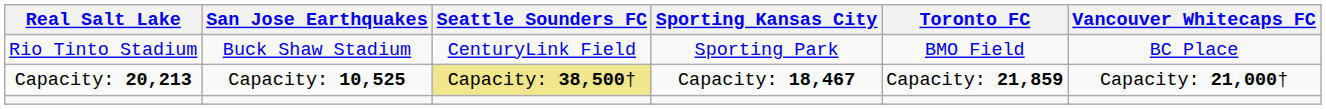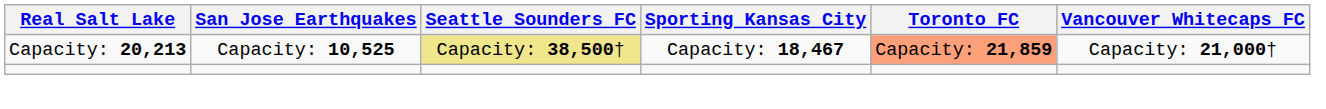- row: (103, 50)
(975, 80) no background -> (964, 50) lightsalmon background
